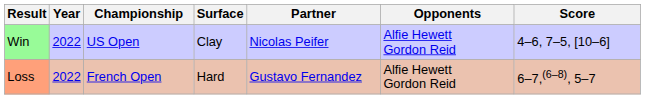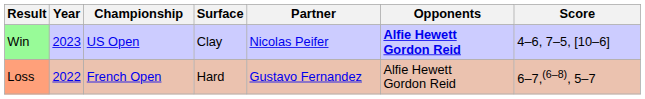(67, 42) 2022 -> (67, 42) 2023
(420, 42) normal -> (422, 42) bold
